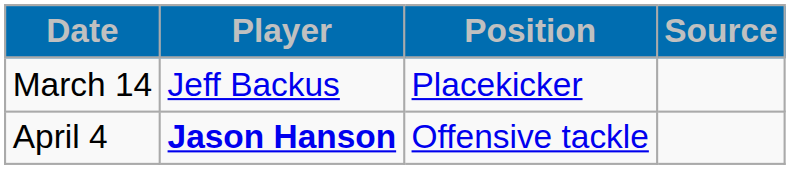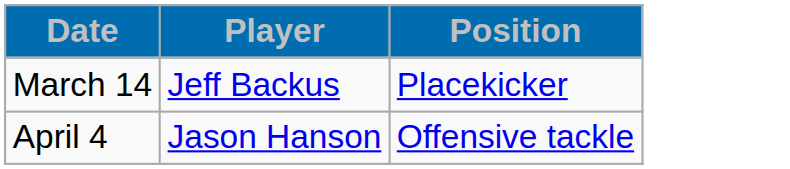- column: (721, 31)
(282, 137) bold -> (274, 137) normal
